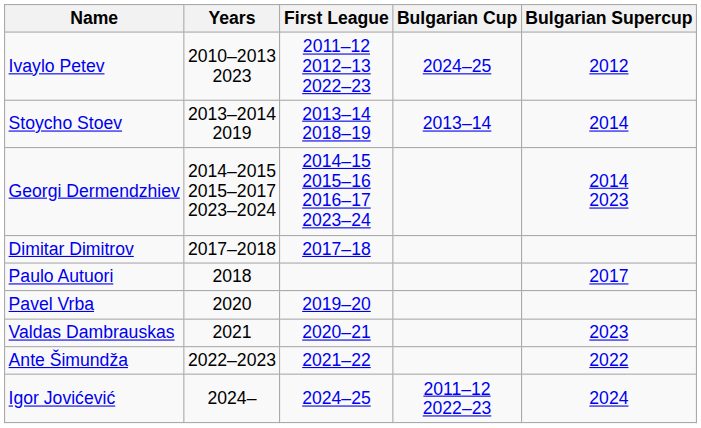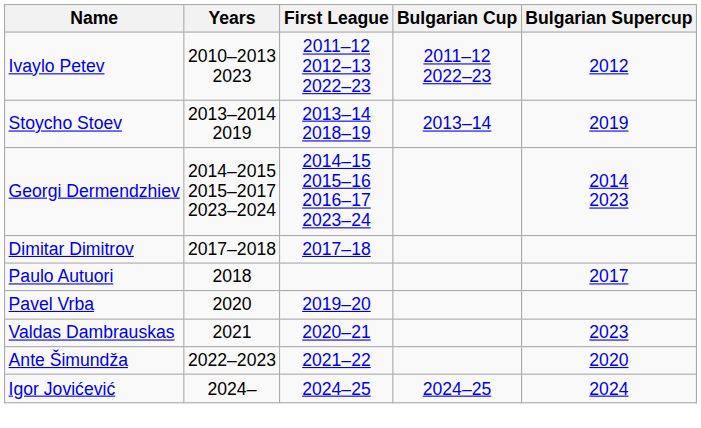(457, 66) 2024–25 -> (457, 66) 2011–12 2022–23
(609, 123) 2014 -> (609, 123) 2019
(609, 360) 2022 -> (609, 360) 2020
(457, 398) 2011–12 2022–23 -> (457, 388) 2024–25
